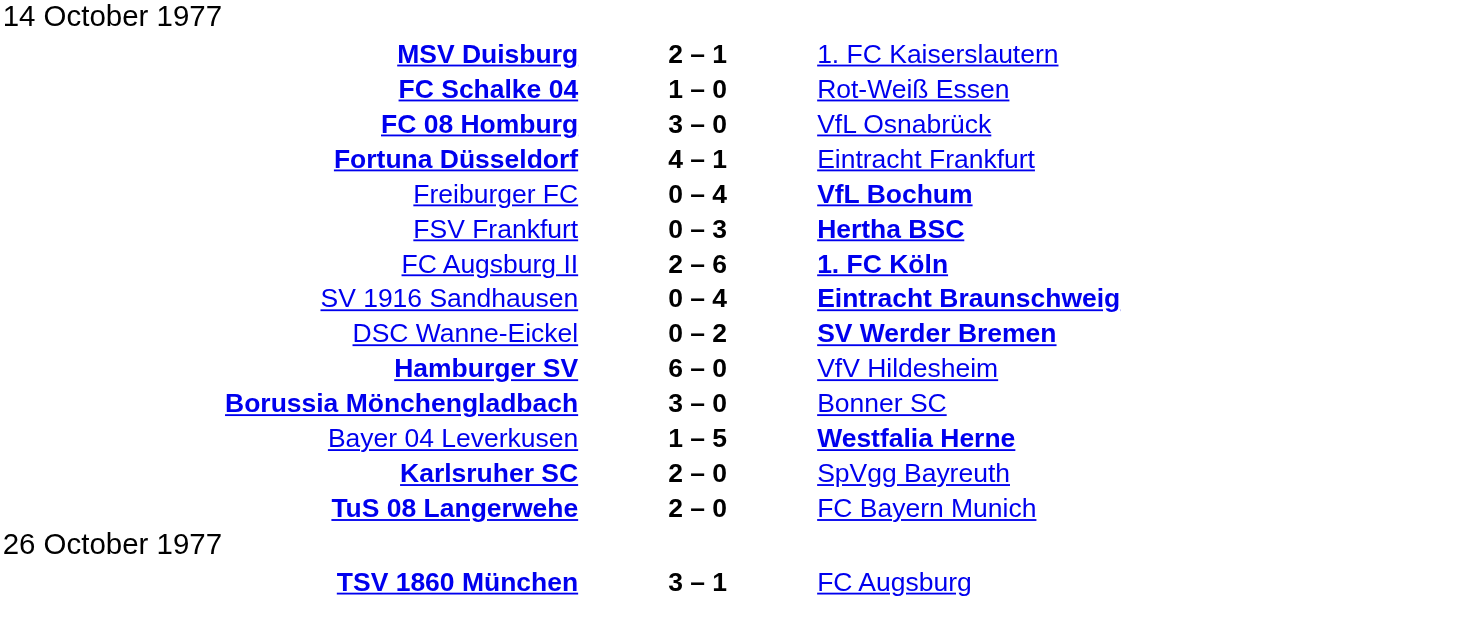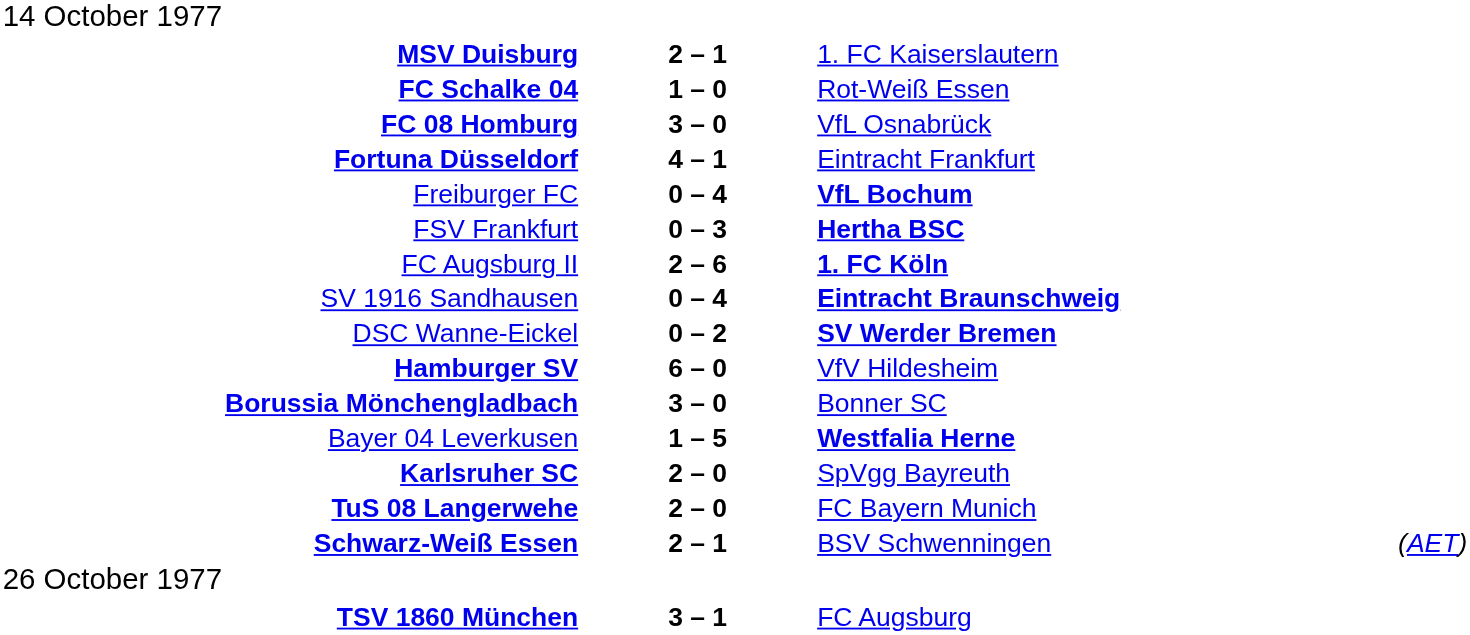+ row: (446, 543)
